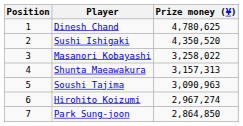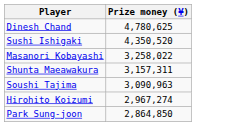- column: (28, 12)
(196, 70) 3,157,313 -> (148, 70) 3,157,311
